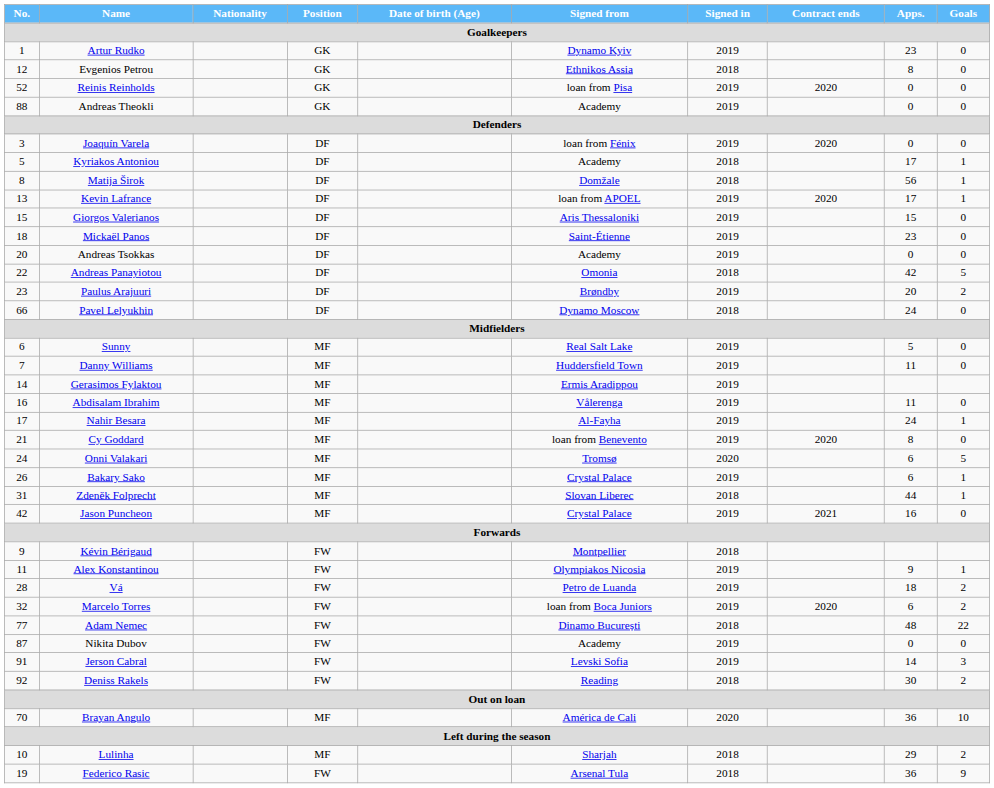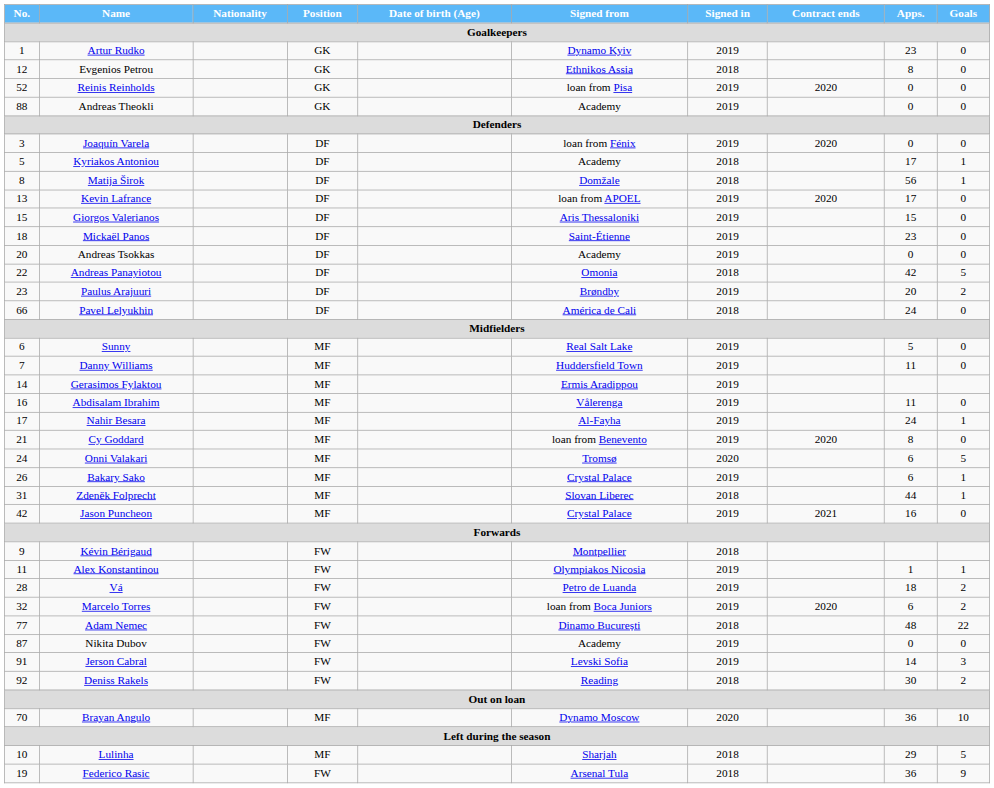(963, 199) 1 -> (963, 199) 0
(599, 310) Dynamo Moscow -> (599, 310) América de Cali
(911, 569) 9 -> (911, 569) 1
(599, 718) América de Cali -> (599, 718) Dynamo Moscow
(963, 755) 2 -> (963, 755) 5
